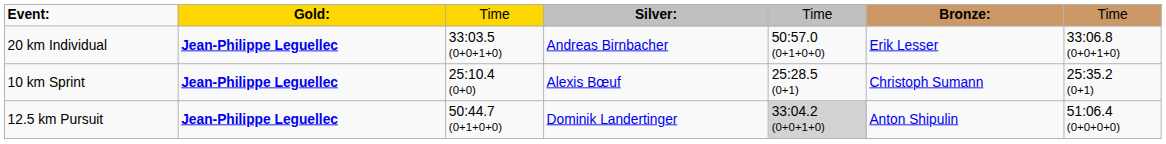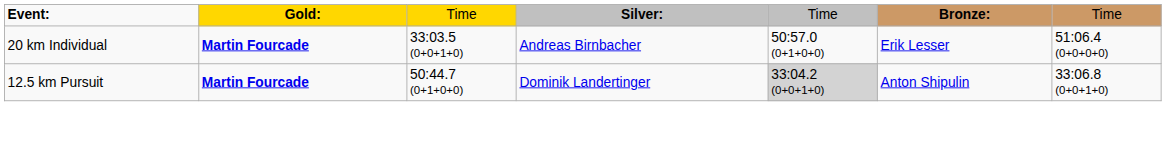(260, 44) Jean-Philippe Leguellec -> (255, 44) Martin Fourcade
(1093, 44) 33:06.8 (0+0+1+0) -> (1082, 44) 51:06.4 (0+0+0+0)
- row: (46, 82)
(260, 119) Jean-Philippe Leguellec -> (255, 82) Martin Fourcade
(1093, 119) 51:06.4 (0+0+0+0) -> (1082, 82) 33:06.8 (0+0+1+0)
